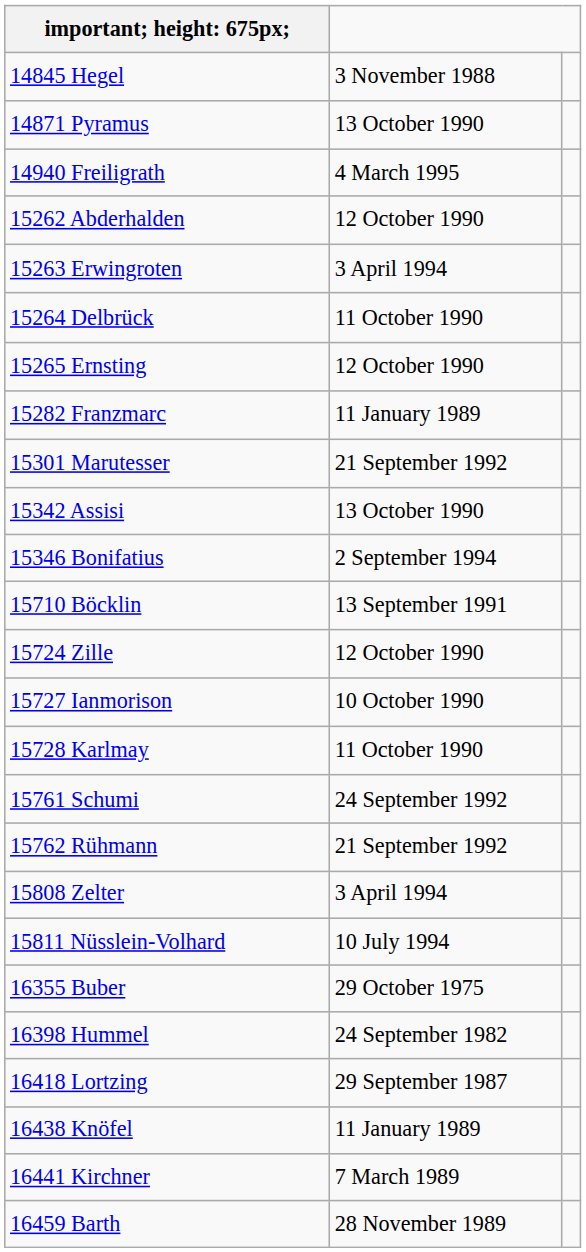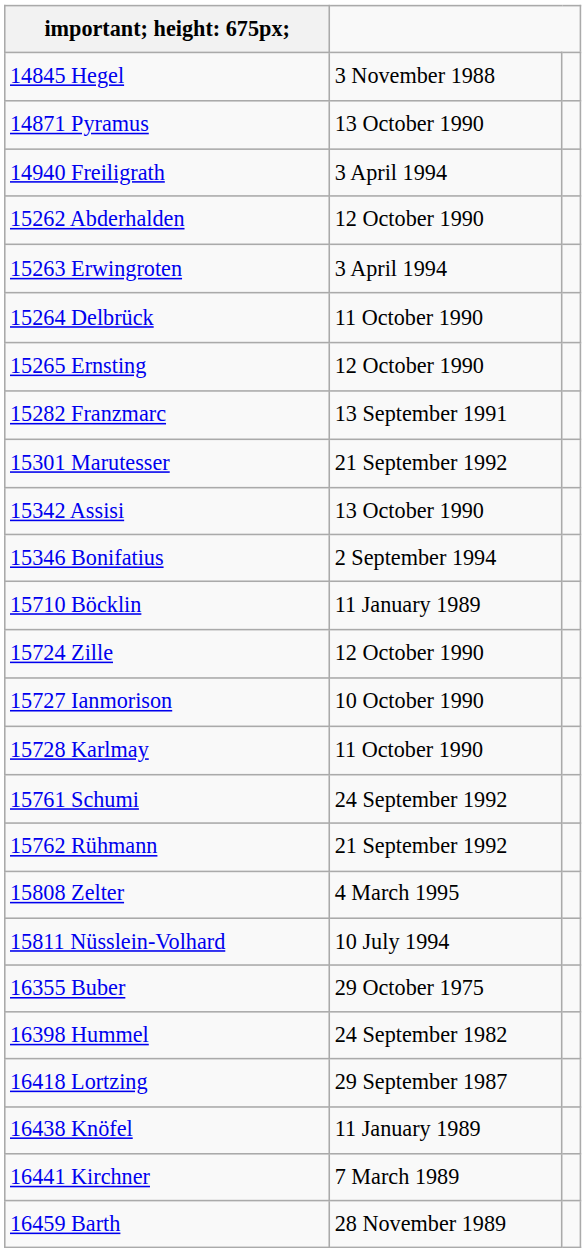(397, 171) 4 March 1995 -> (391, 171) 3 April 1994
(408, 414) 11 January 1989 -> (421, 414) 13 September 1991
(421, 604) 13 September 1991 -> (408, 604) 11 January 1989
(391, 893) 3 April 1994 -> (397, 893) 4 March 1995
